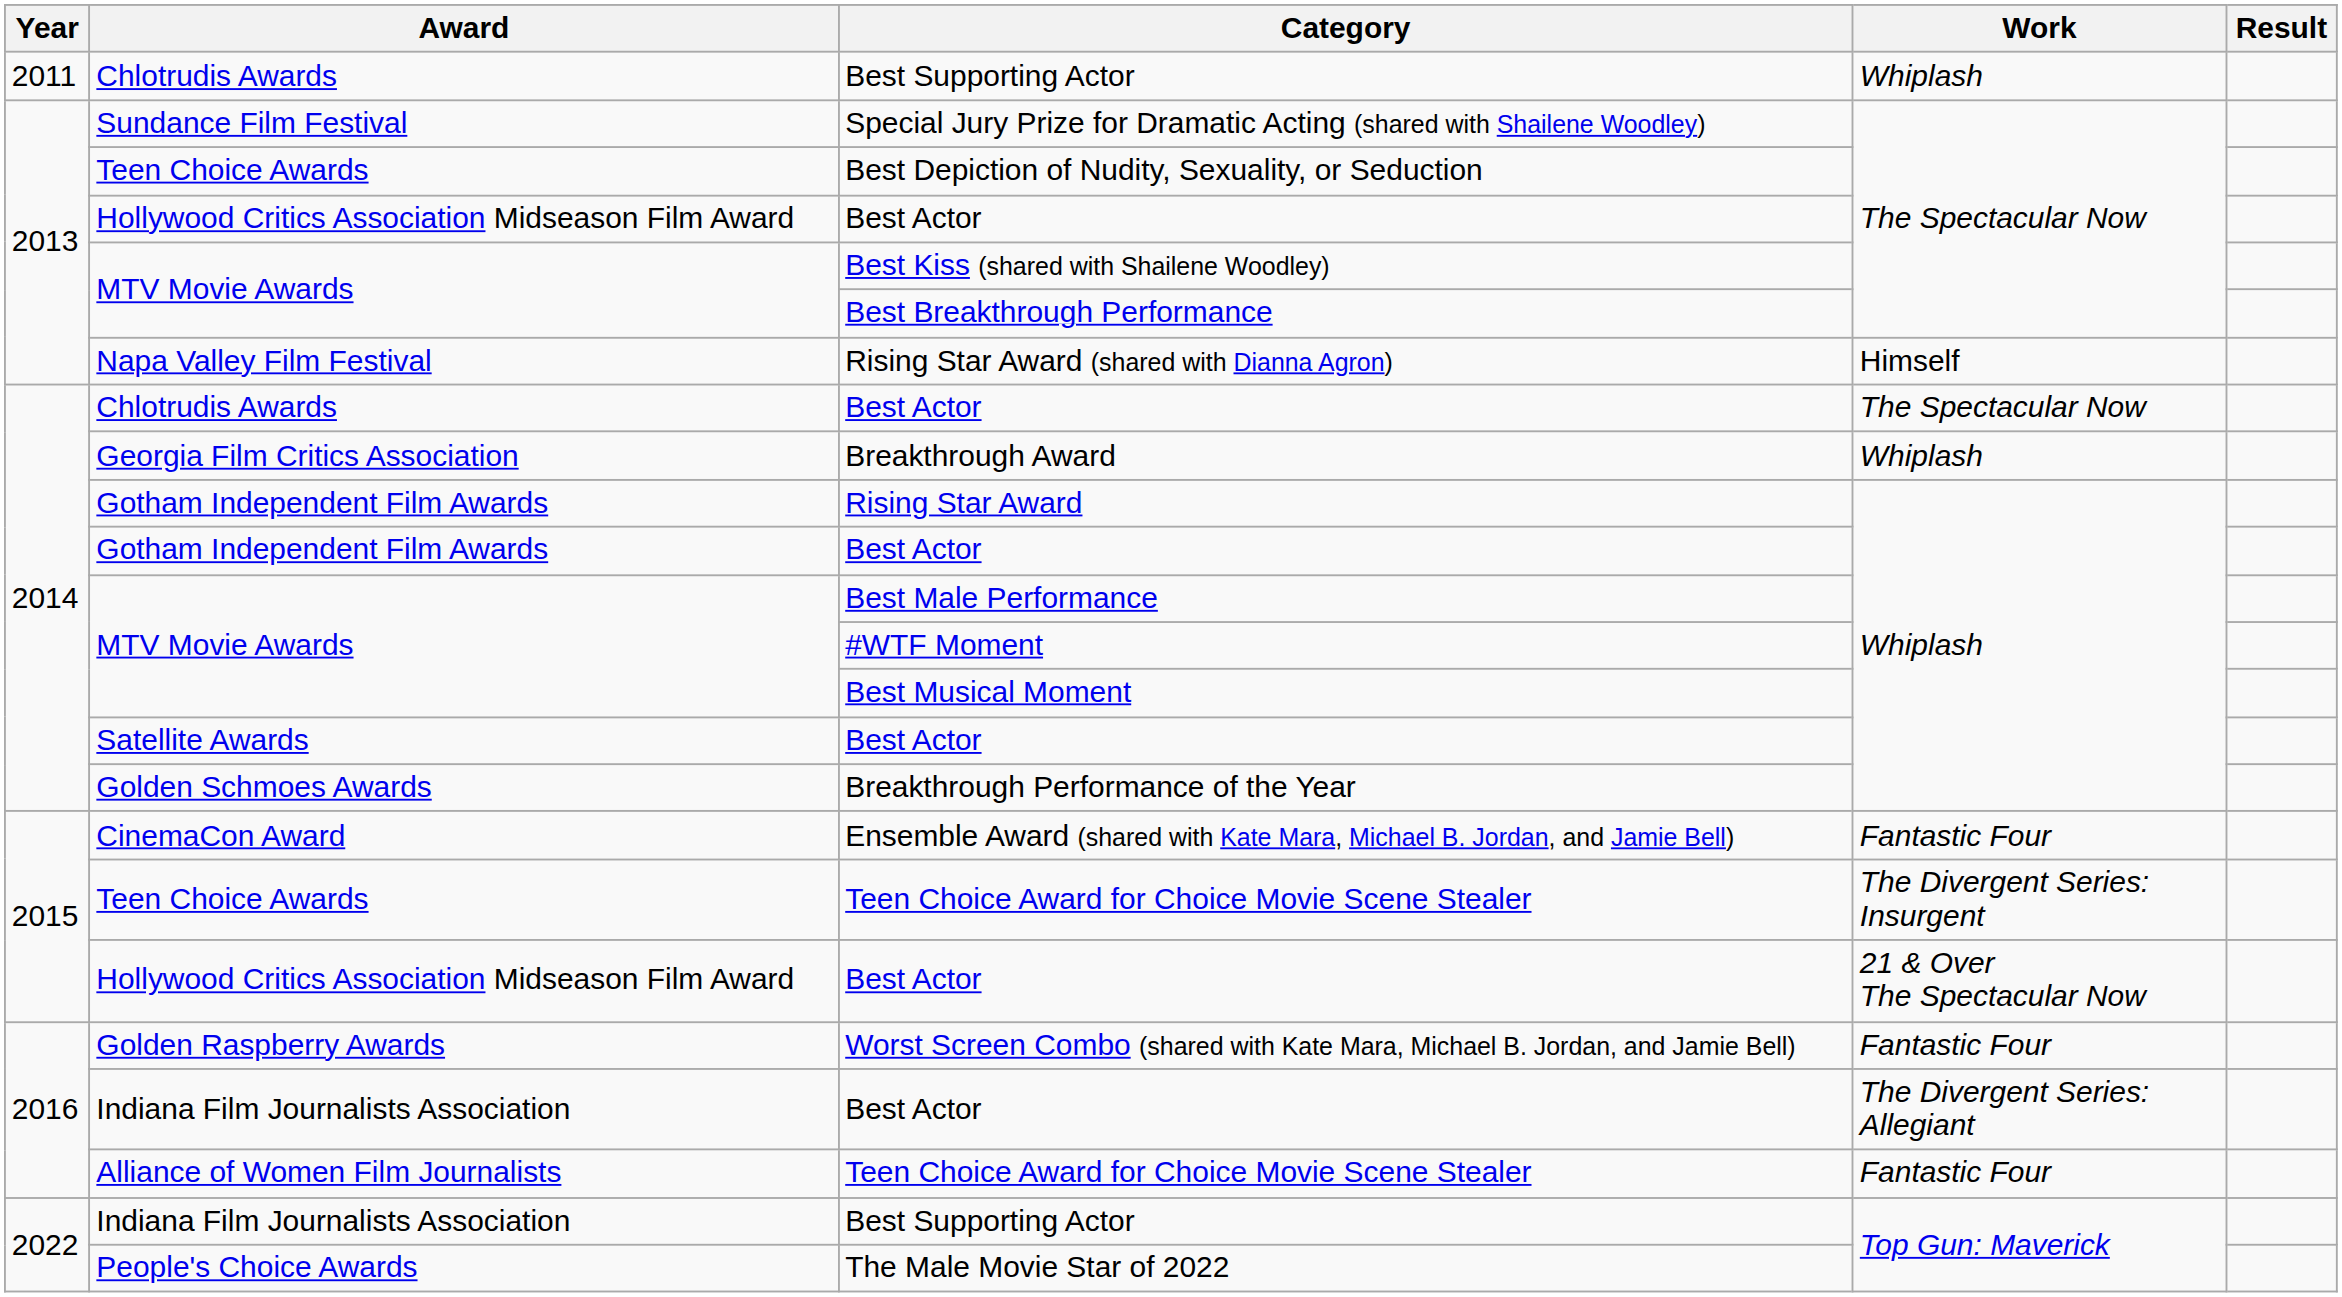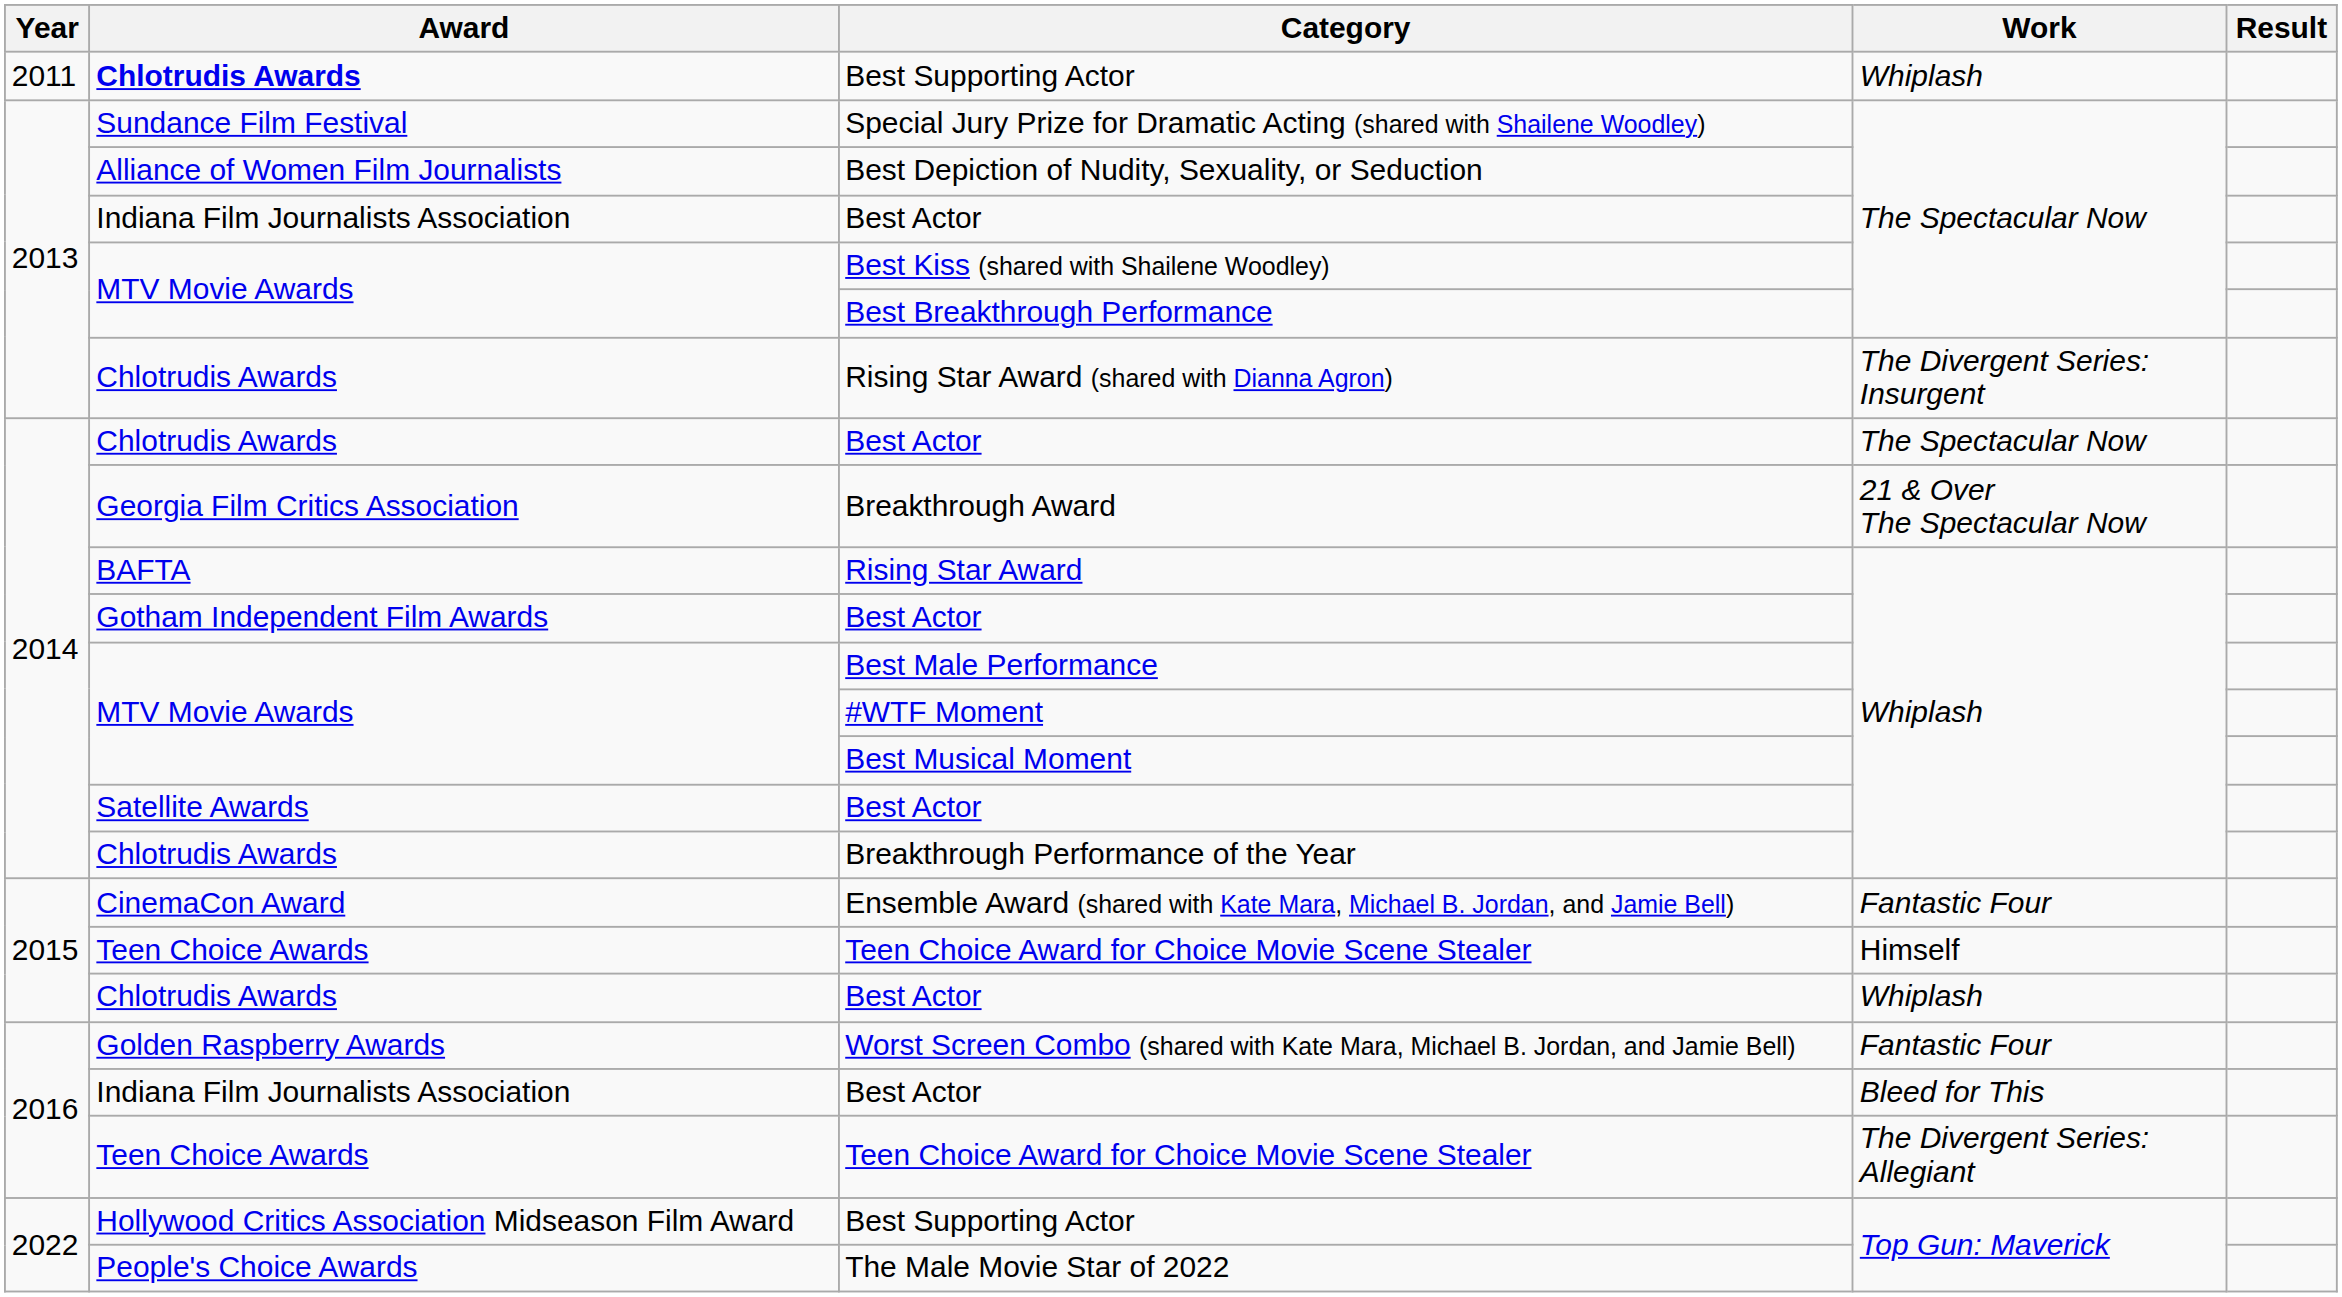(217, 75) normal -> (229, 75) bold
(232, 170) Teen Choice Awards -> (329, 170) Alliance of Women Film Journalists
(445, 218) Hollywood Critics Association Midseason Film Award -> (333, 218) Indiana Film Journalists Association
(264, 360) Napa Valley Film Festival -> (217, 377) Chlotrudis Awards
(1910, 360) Himself -> (2005, 377) The Divergent Series: Insurgent
(1921, 455) Whiplash -> (2003, 505) 21 & Over The Spectacular Now
(322, 502) Gotham Independent Film Awards -> (143, 570) BAFTA
(264, 787) Golden Schmoes Awards -> (217, 854) Chlotrudis Awards
(2005, 899) The Divergent Series: Insurgent -> (1910, 949) Himself
(445, 980) Hollywood Critics Association Midseason Film Award -> (217, 997) Chlotrudis Awards
(2003, 980) 21 & Over The Spectacular Now -> (1921, 997) Whiplash
(2005, 1108) The Divergent Series: Allegiant -> (1952, 1092) Bleed for This
(329, 1173) Alliance of Women Film Journalists -> (232, 1156) Teen Choice Awards
(1955, 1173) Fantastic Four -> (2005, 1156) The Divergent Series: Allegiant
(333, 1220) Indiana Film Journalists Association -> (445, 1220) Hollywood Critics Association Midseason Film Award
